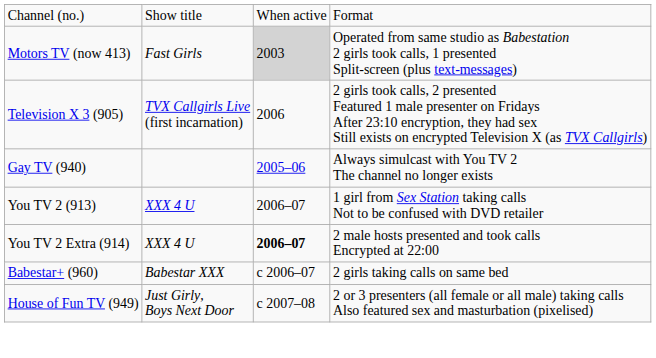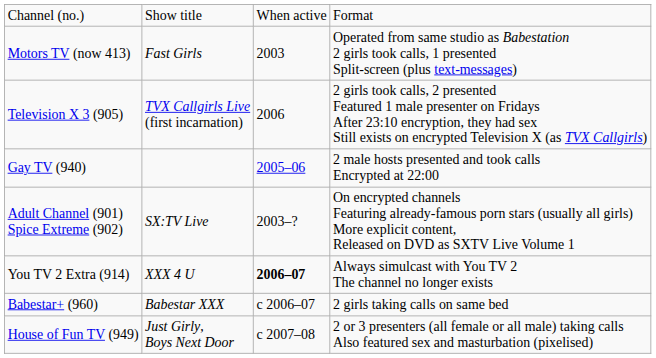(271, 53) lightgrey background -> (271, 53) no background
(425, 167) Always simulcast with You TV 2 The channel no longer exists -> (437, 167) 2 male hosts presented and took calls Encrypted at 22:00
+ row: (65, 221)
- row: (52, 205)
(437, 243) 2 male hosts presented and took calls Encrypted at 22:00 -> (425, 274) Always simulcast with You TV 2 The channel no longer exists
